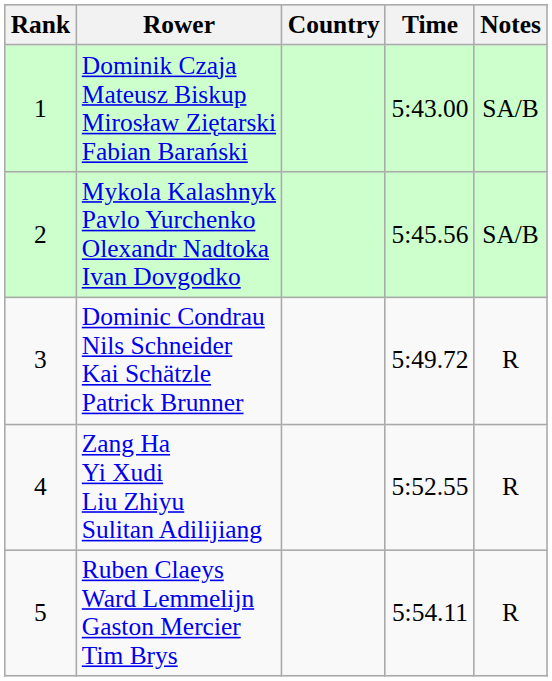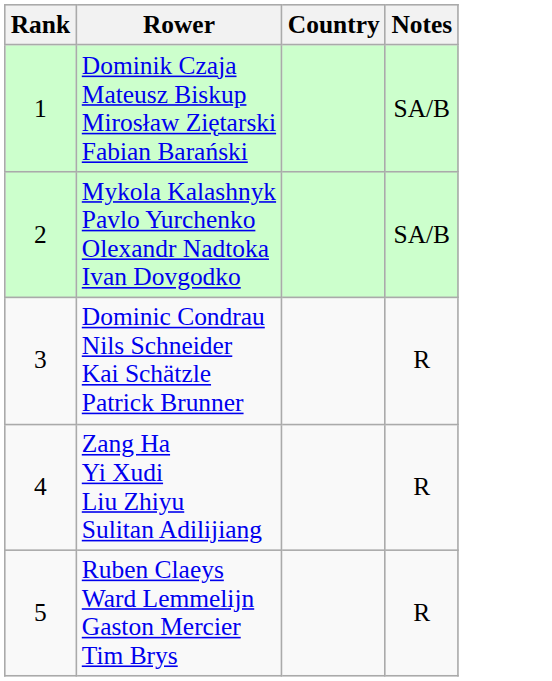- column: (430, 24)
